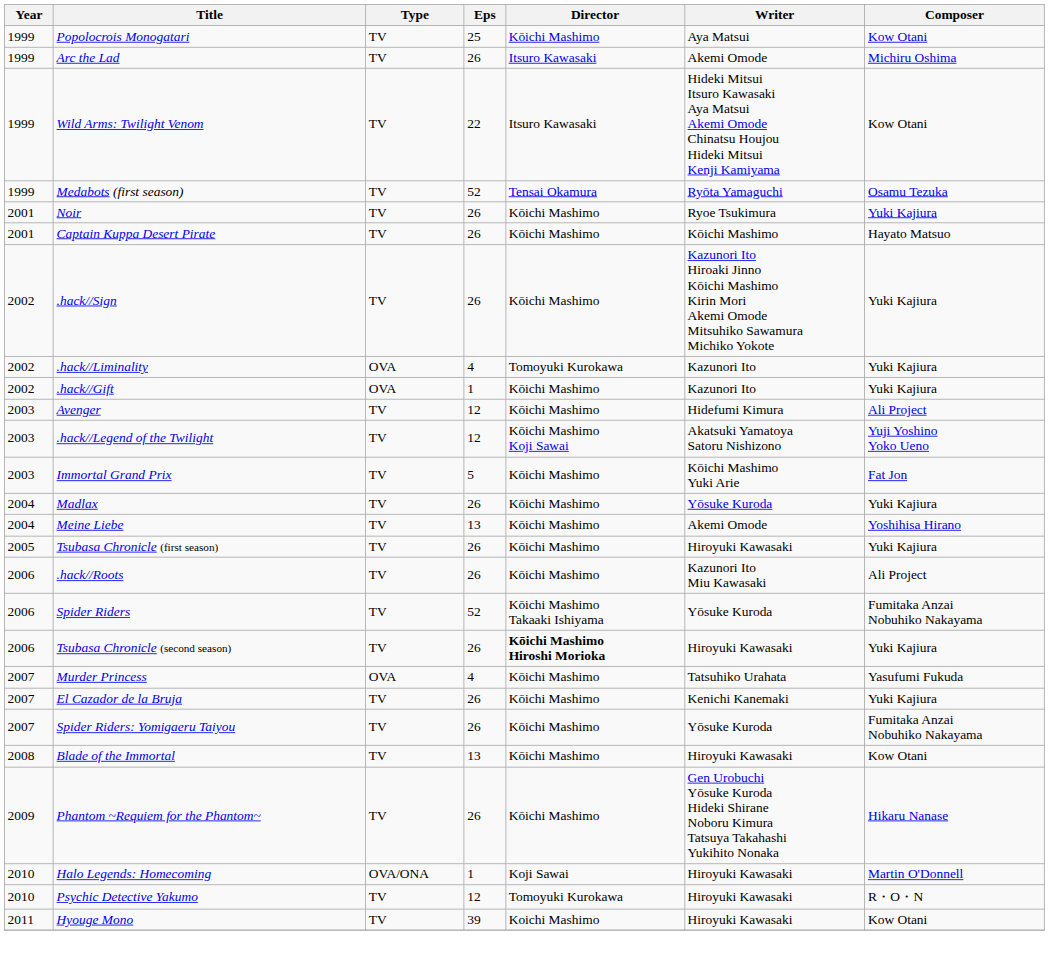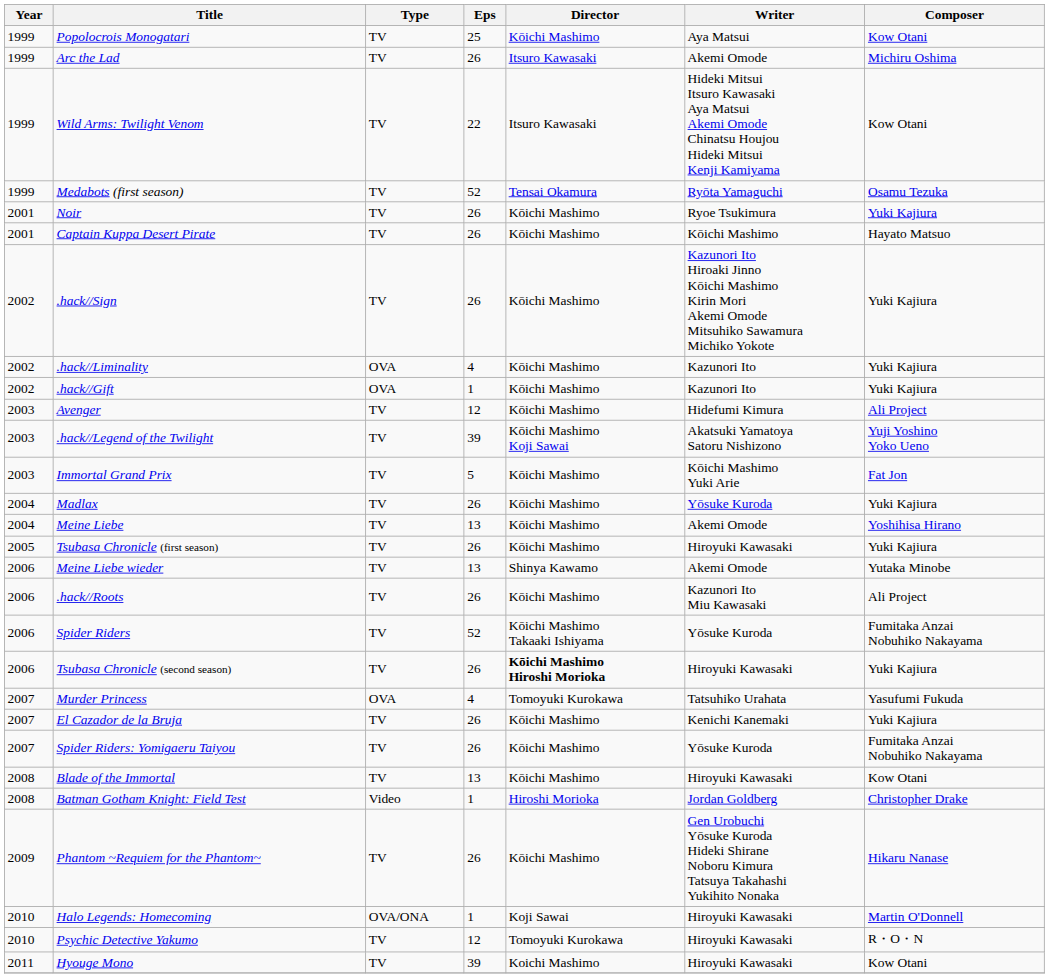(566, 367) Tomoyuki Kurokawa -> (554, 367) Kōichi Mashimo
(474, 438) 12 -> (474, 438) 39
+ row: (110, 567)
(554, 677) Kōichi Mashimo -> (566, 698) Tomoyuki Kurokawa
+ row: (151, 798)
